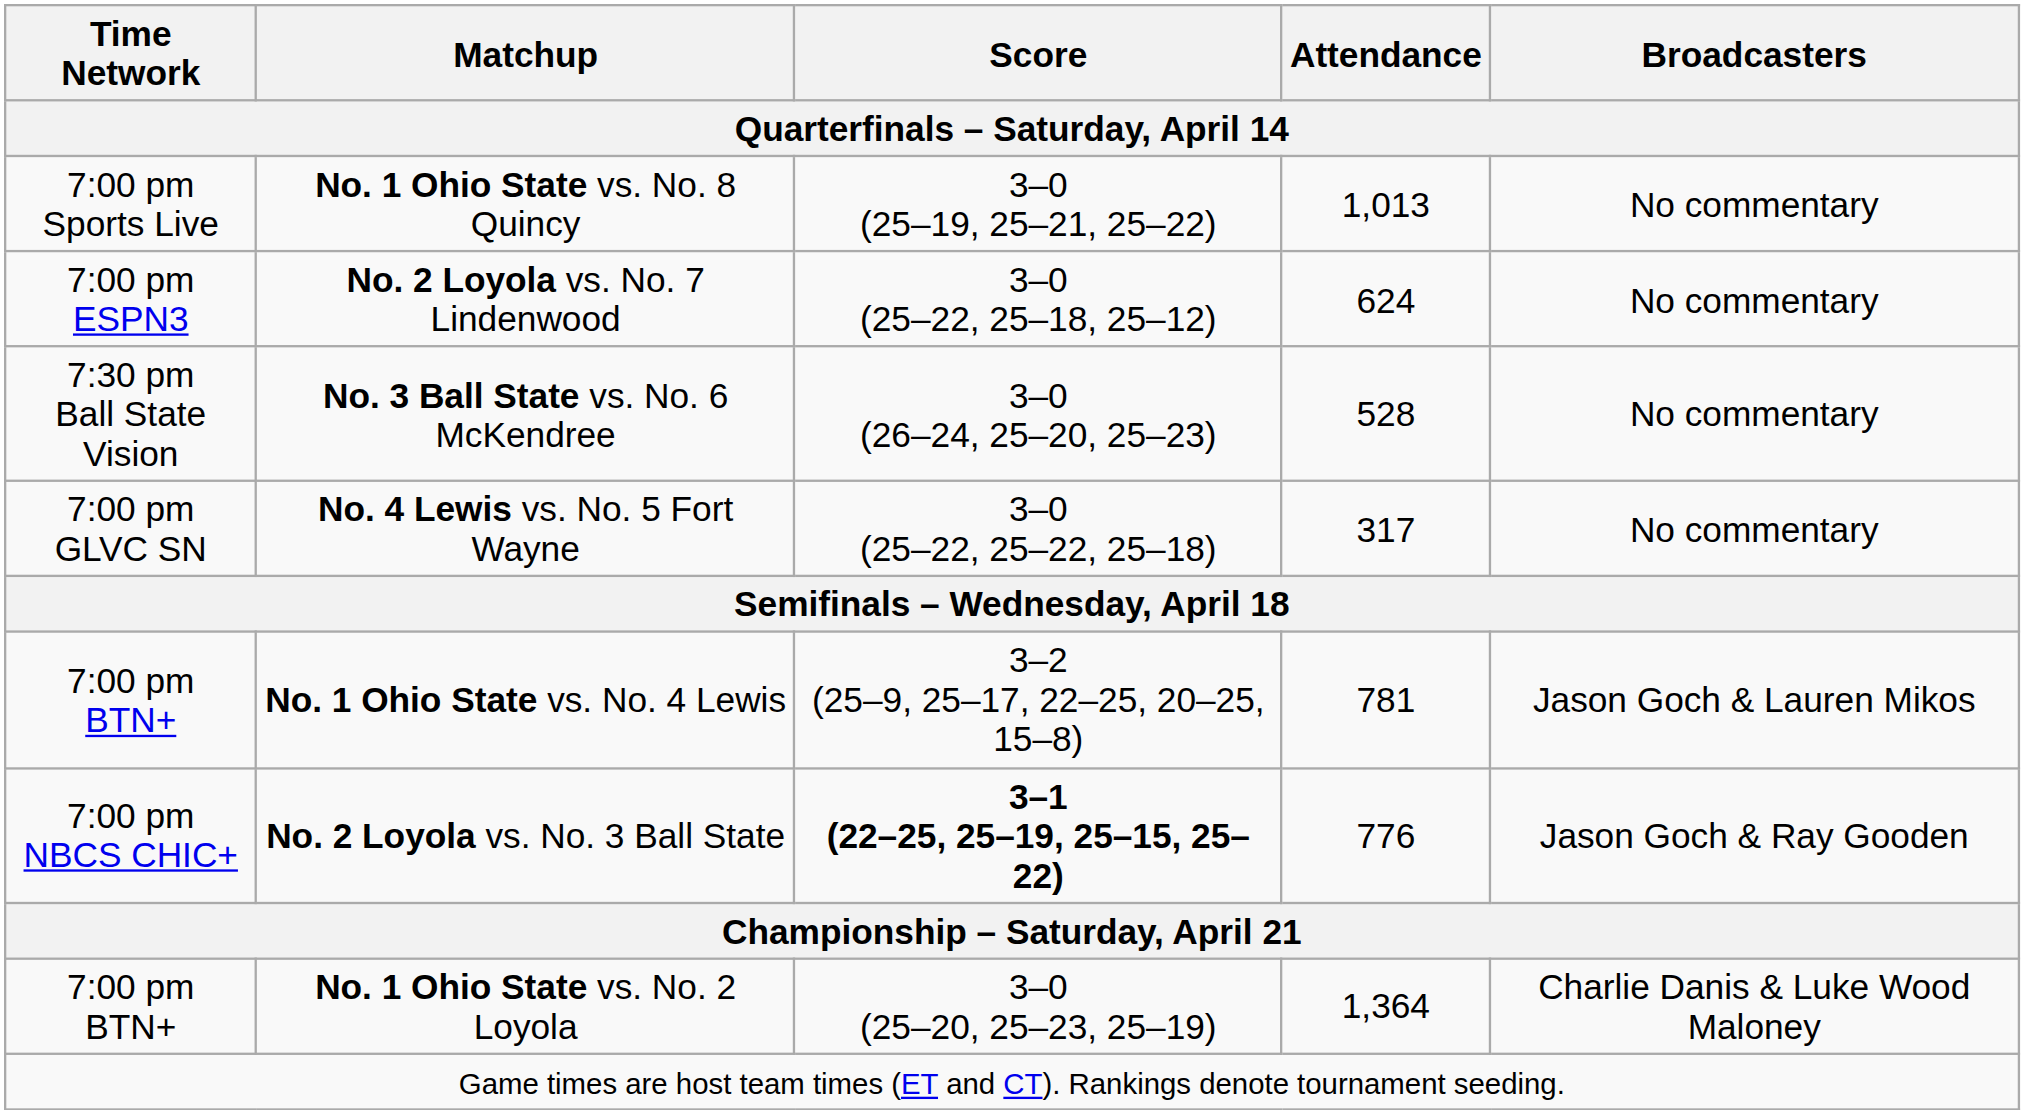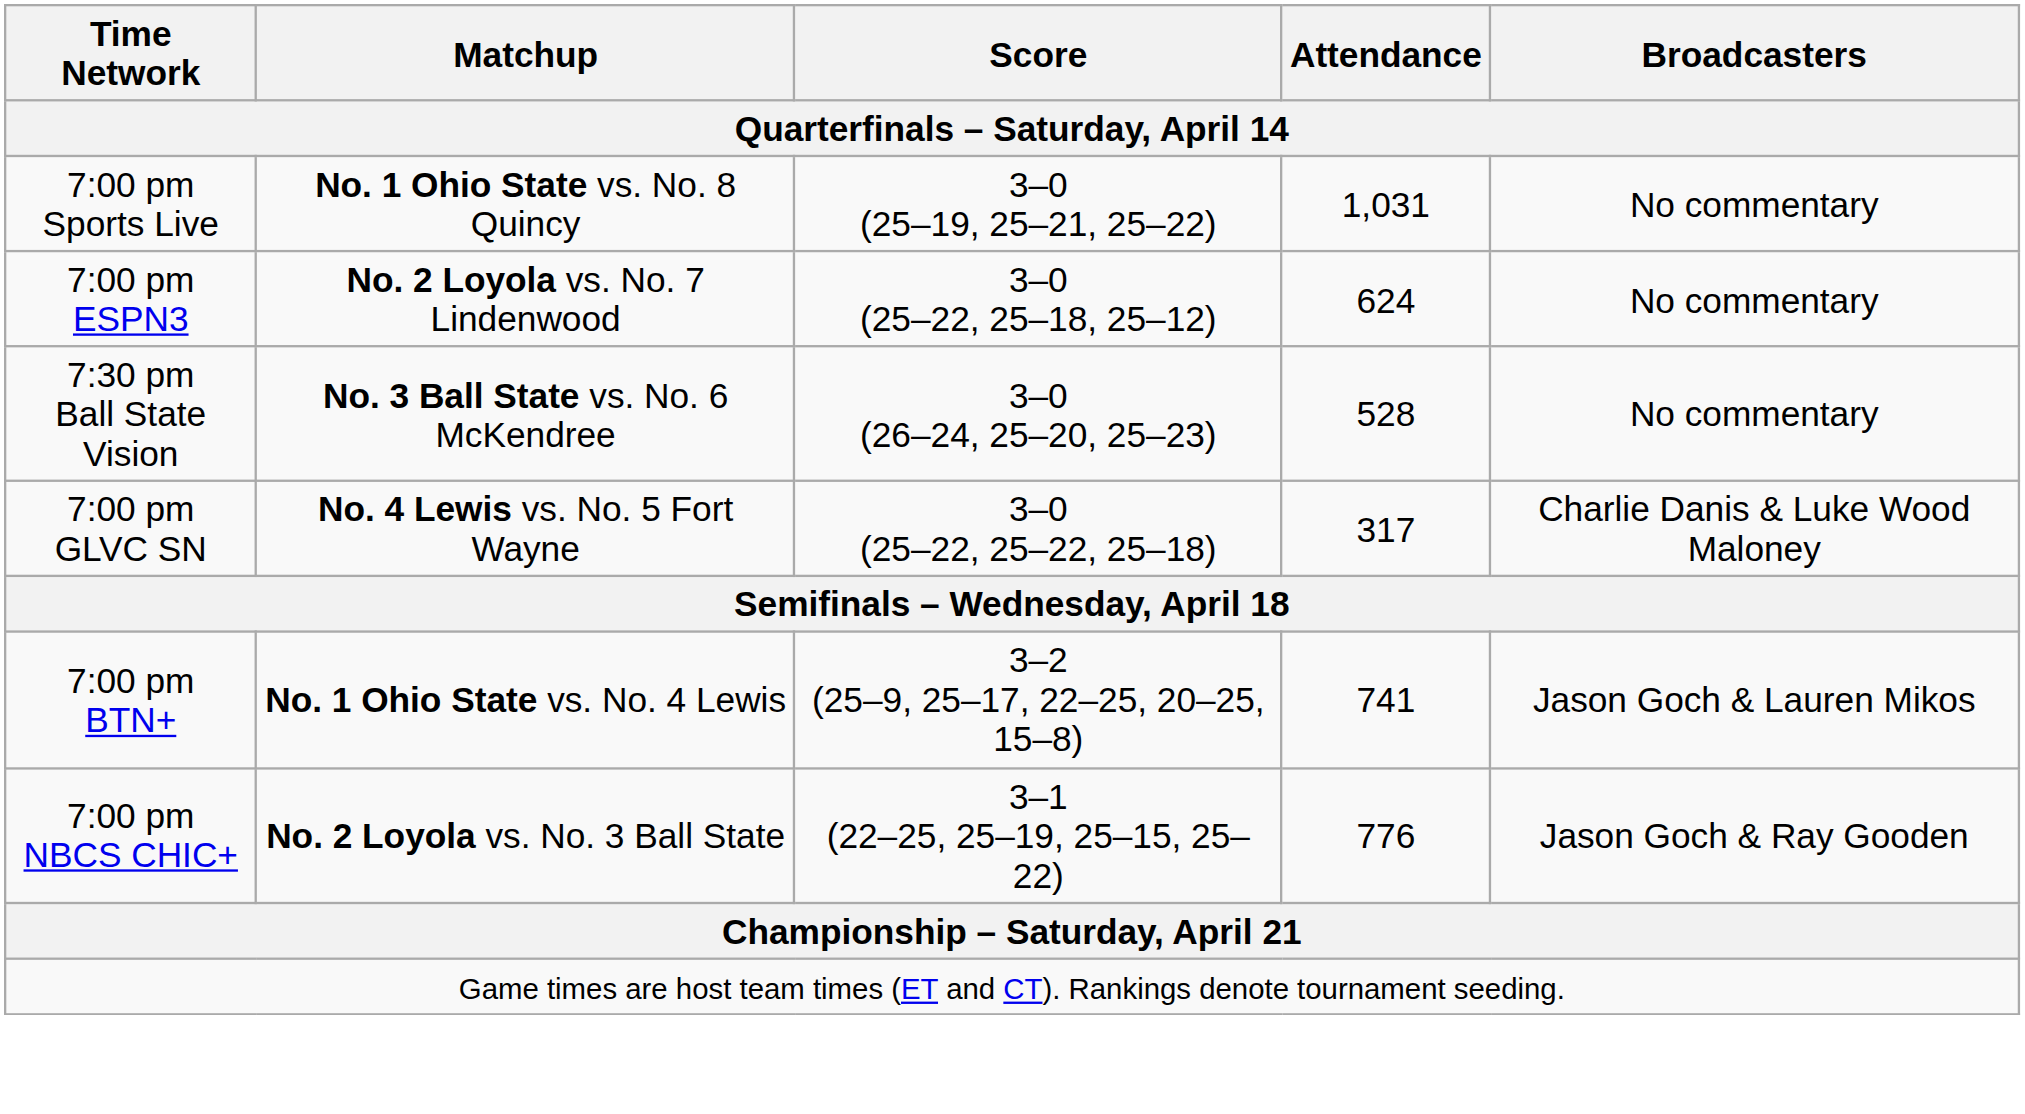(1386, 204) 1,013 -> (1386, 204) 1,031
(1754, 529) No commentary -> (1754, 529) Charlie Danis & Luke Wood Maloney
(1386, 700) 781 -> (1386, 700) 741
(1038, 835) bold -> (1038, 835) normal
- row: (526, 1006)
